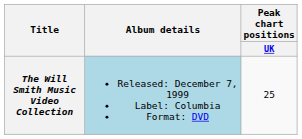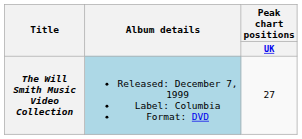(269, 95) 25 -> (269, 95) 27
